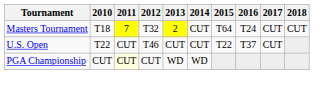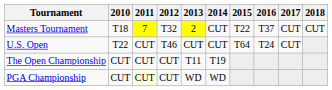(224, 29) T64 -> (242, 29) T22
(248, 29) T24 -> (266, 29) T37
(224, 45) T22 -> (242, 45) T64
(248, 45) T37 -> (266, 45) T24
+ row: (56, 61)
